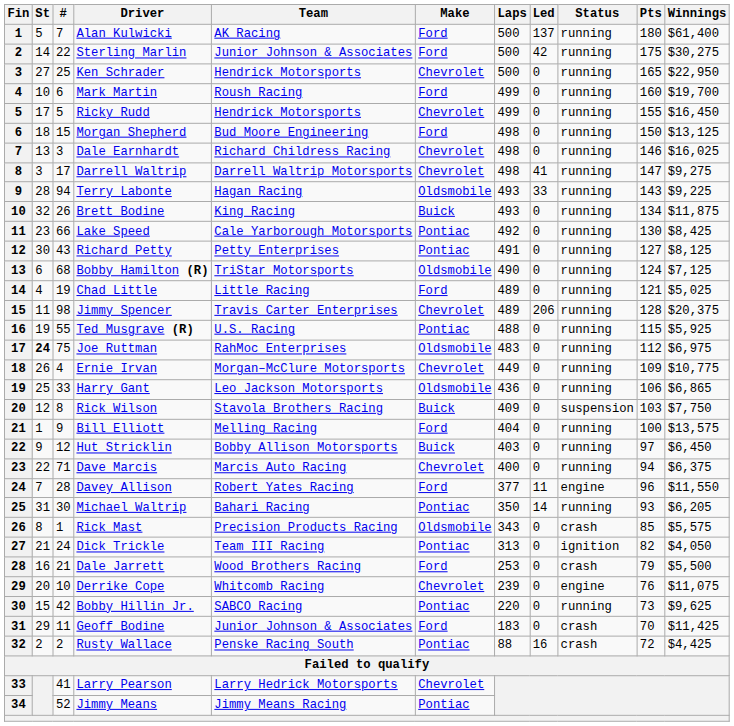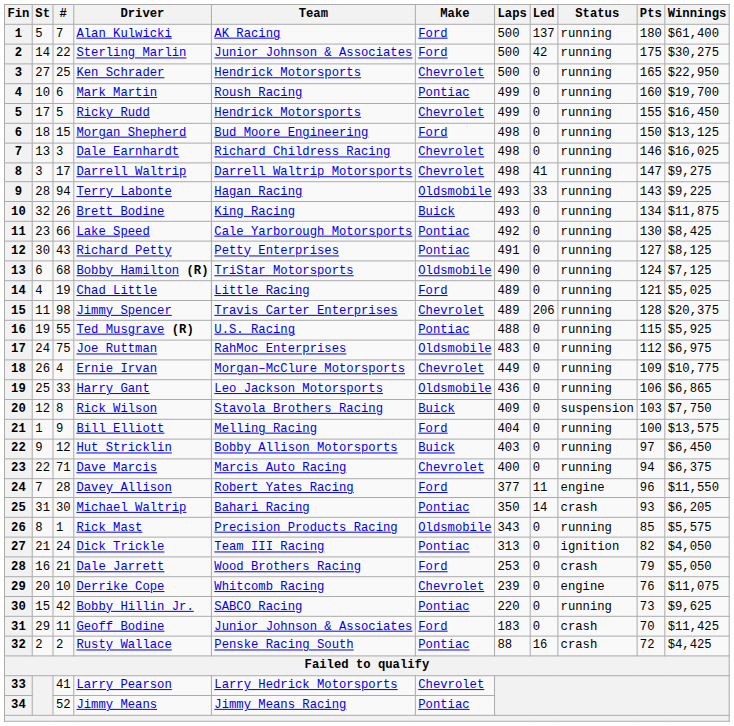(433, 94) Ford -> (444, 94) Pontiac
(43, 350) bold -> (43, 350) normal
(586, 508) running -> (579, 508) crash
(579, 528) crash -> (586, 528) running
(690, 567) $5,500 -> (690, 567) $5,050
